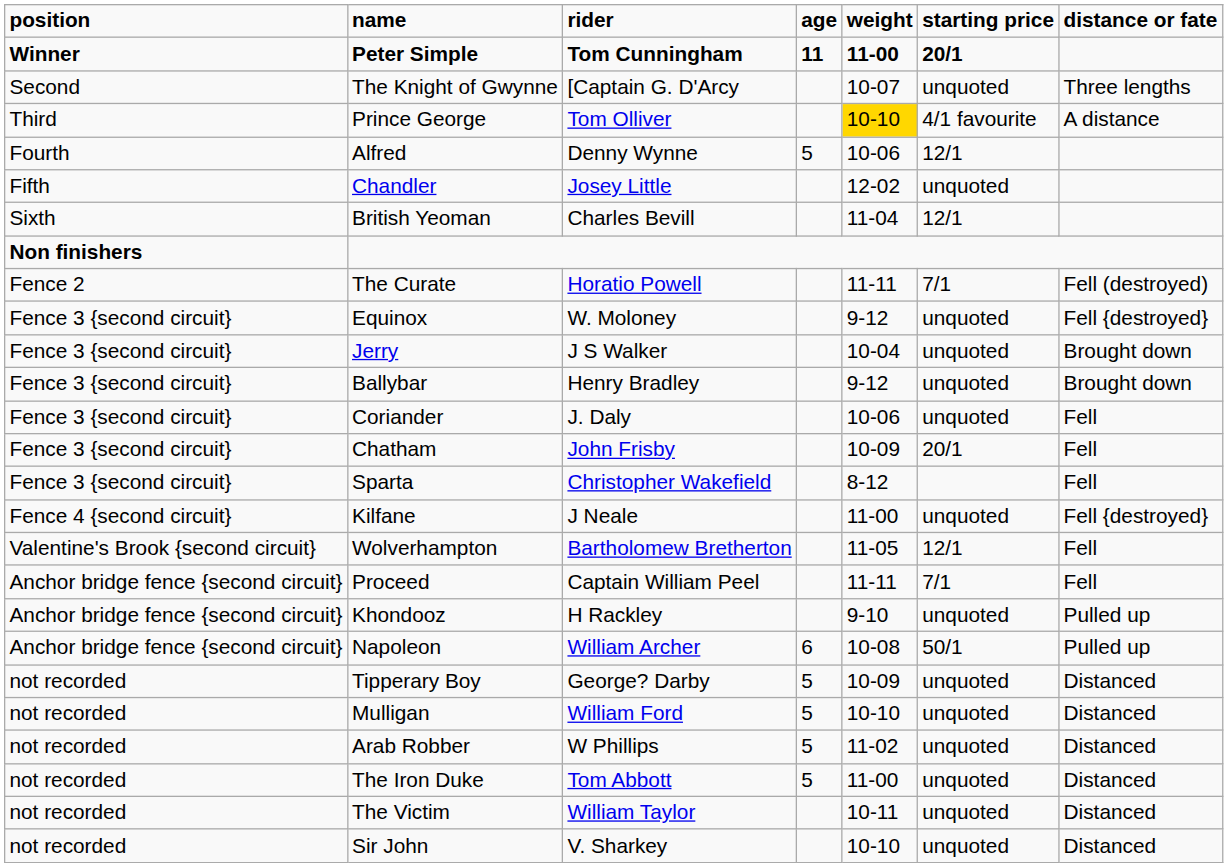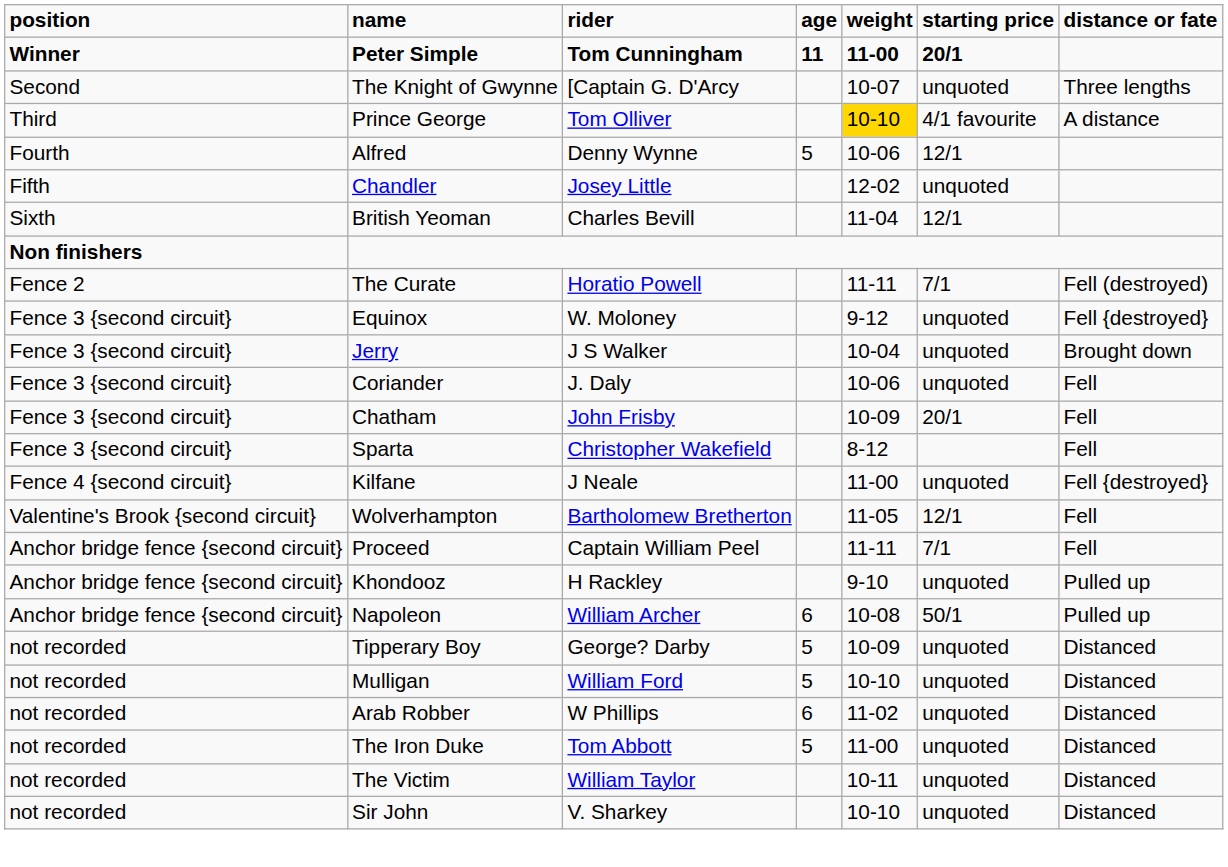- row: (390, 383)
(807, 746) 5 -> (807, 713) 6
